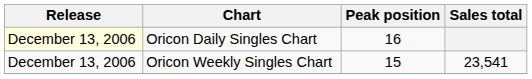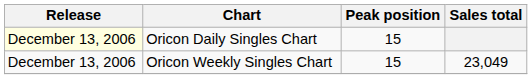(393, 39) 16 -> (393, 39) 15
(486, 62) 23,541 -> (486, 62) 23,049
